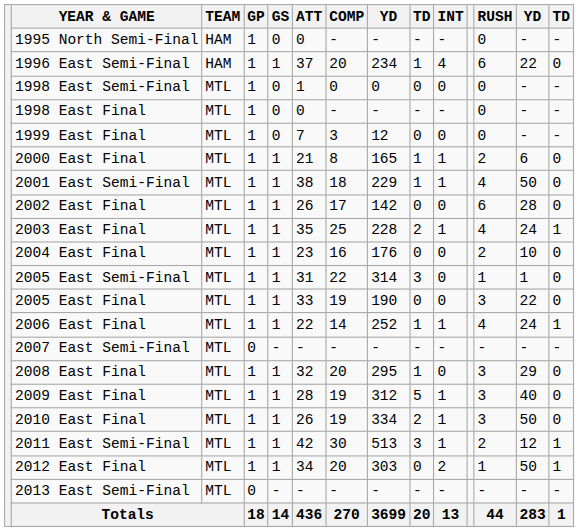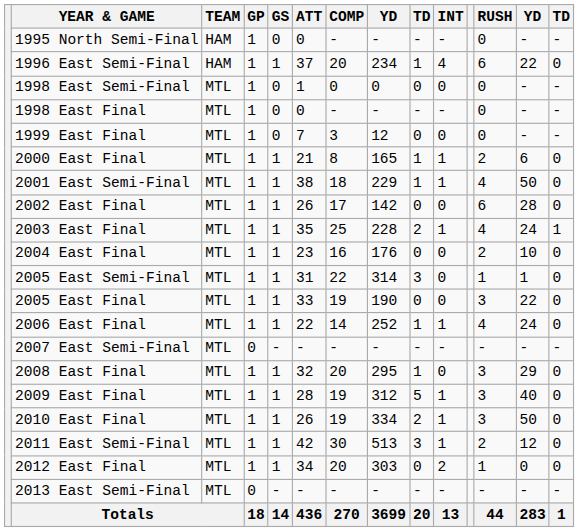(557, 325) 1 -> (557, 325) 0
(557, 444) 1 -> (557, 444) 0
(528, 467) 50 -> (524, 467) 0
(557, 467) 1 -> (557, 467) 0
